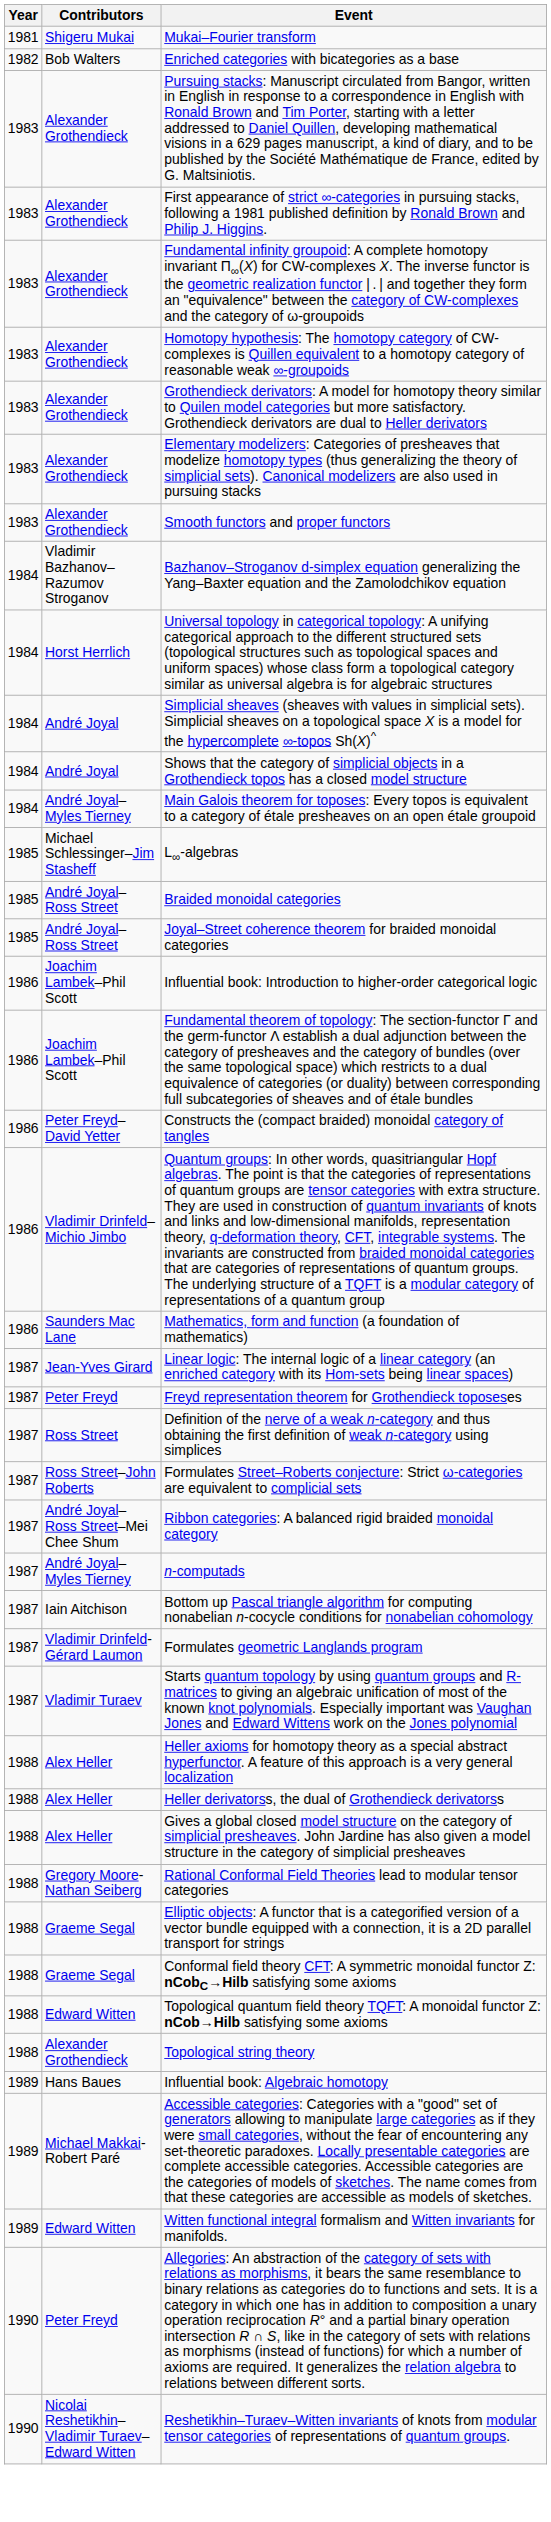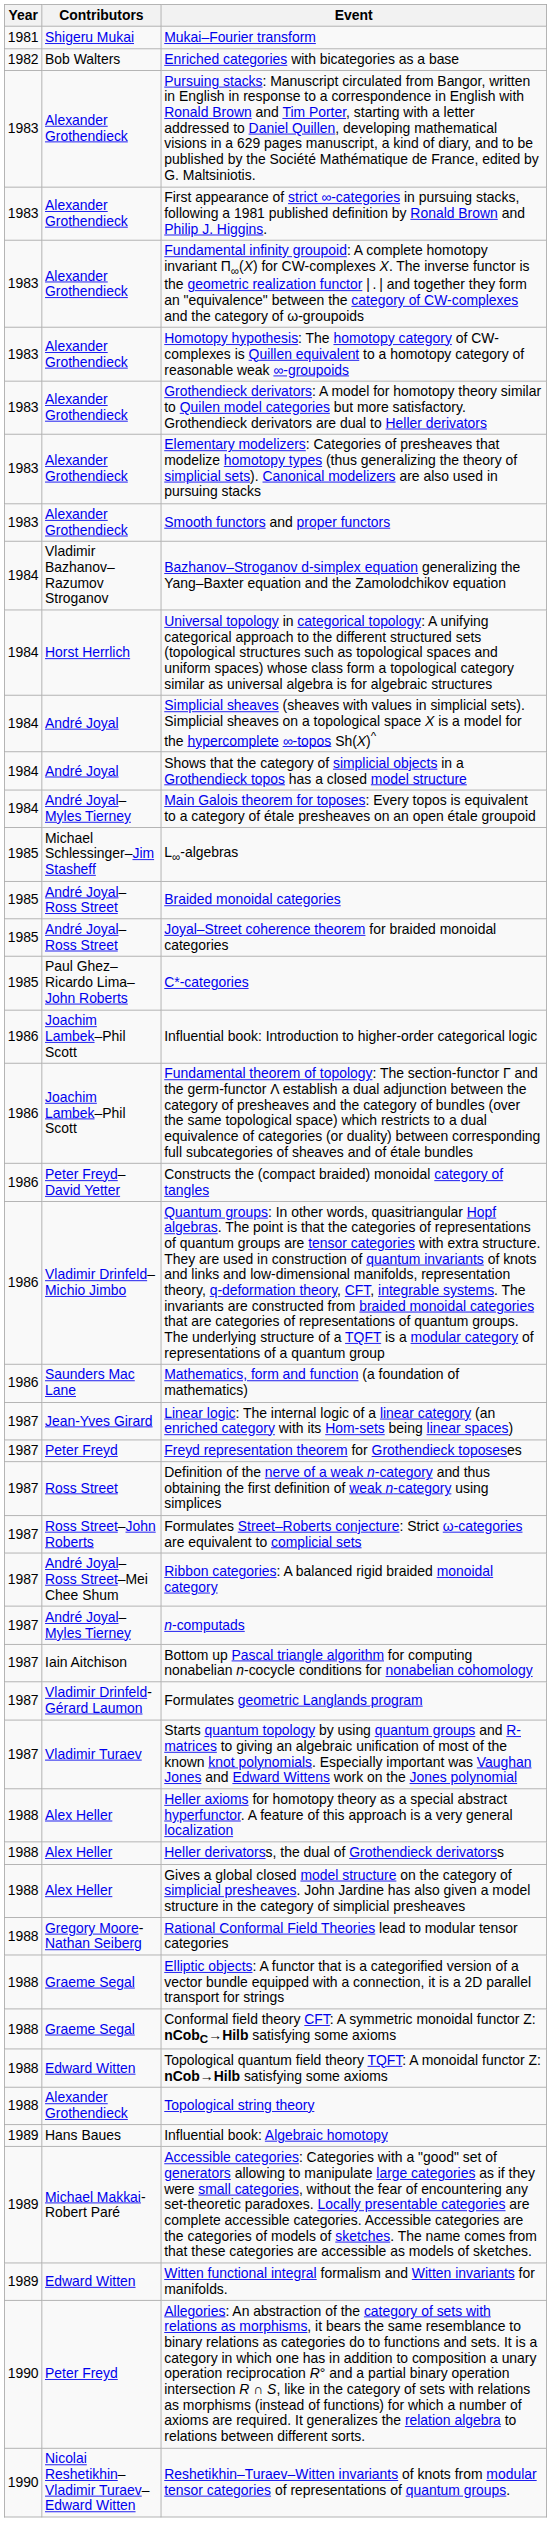+ row: (206, 983)
